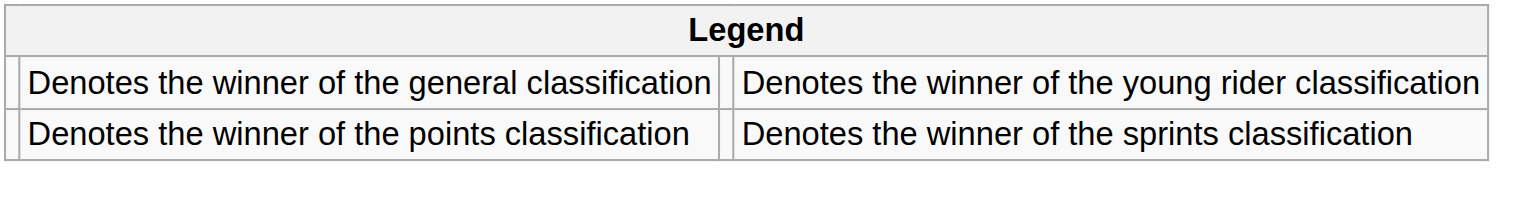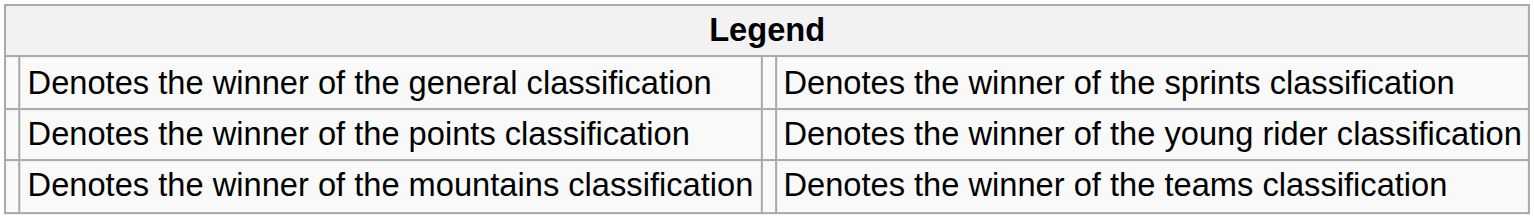(1111, 82) Denotes the winner of the young rider classification -> (1119, 82) Denotes the winner of the sprints classification
(1077, 133) Denotes the winner of the sprints classification -> (1153, 133) Denotes the winner of the young rider classification
+ row: (390, 185)
